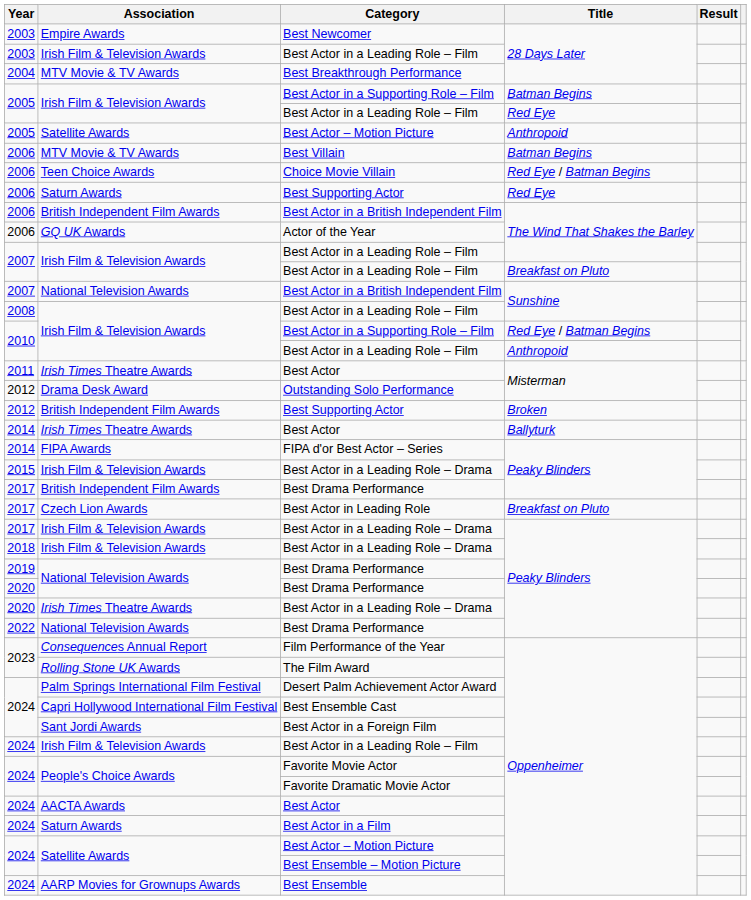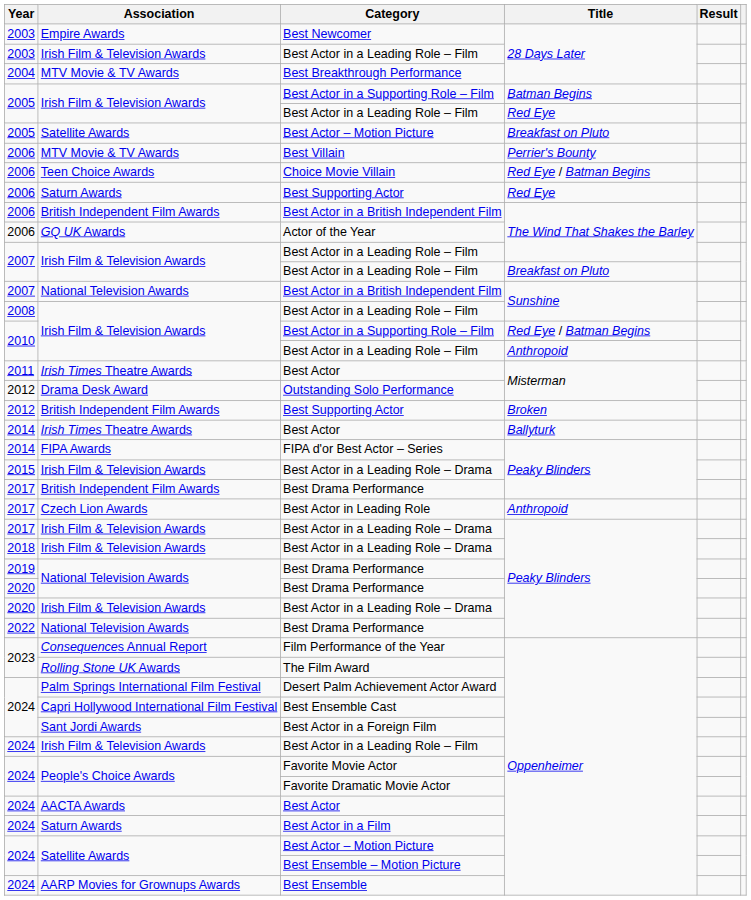(538, 133) Anthropoid -> (558, 133) Breakfast on Pluto
(550, 152) Batman Begins -> (552, 152) Perrier's Bounty
(558, 509) Breakfast on Pluto -> (538, 509) Anthropoid
(116, 608) Irish Times Theatre Awards -> (123, 608) Irish Film & Television Awards
